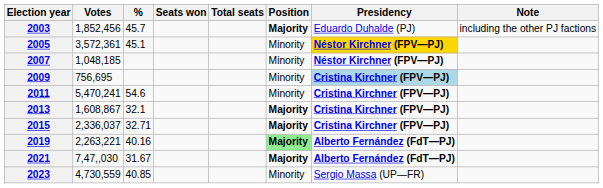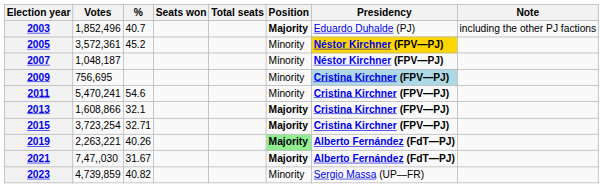(98, 28) 1,852,456 -> (98, 28) 1,852,496
(135, 28) 45.7 -> (135, 28) 40.7
(135, 45) 45.1 -> (135, 45) 45.2
(98, 61) 1,048,185 -> (98, 61) 1,048,187
(98, 110) 1,608,867 -> (98, 110) 1,608,866
(98, 126) 2,336,037 -> (98, 126) 3,723,254
(138, 142) 40.16 -> (138, 142) 40.26
(98, 175) 4,730,559 -> (98, 175) 4,739,859
(138, 175) 40.85 -> (138, 175) 40.82
